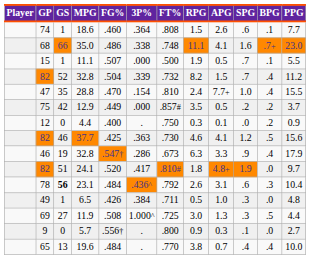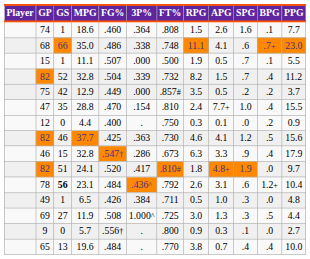(246, 30) .6 -> (246, 30) 1.6
(246, 45) 1.6 -> (246, 45) .6
rows swapped: (45, 92) <-> (45, 107)
(63, 153) 19 -> (63, 153) 15
(270, 184) .3 -> (270, 184) 1.2+
